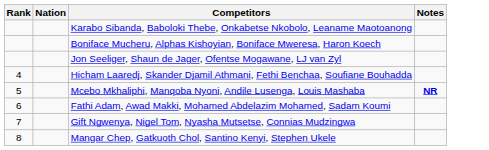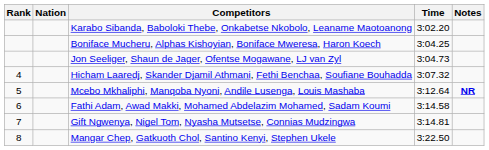+ column: (433, 12)
